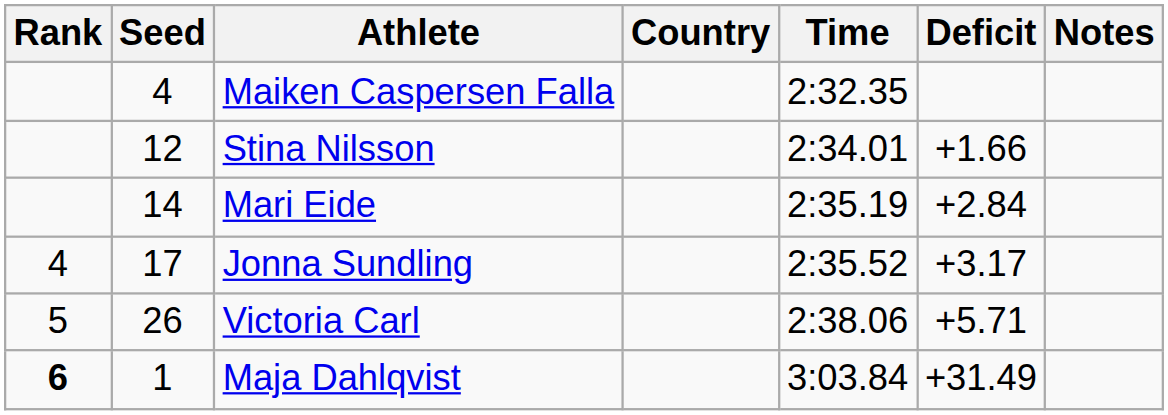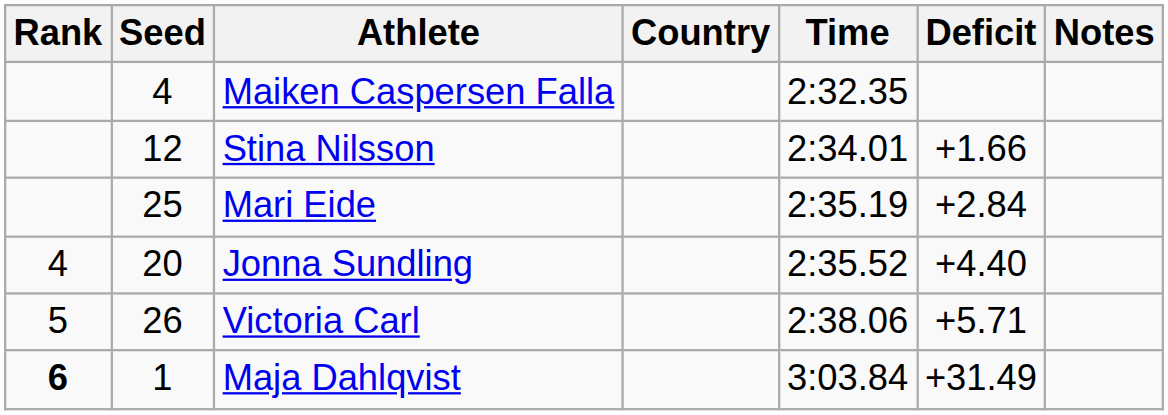(162, 206) 14 -> (162, 206) 25
(162, 263) 17 -> (162, 263) 20
(981, 263) +3.17 -> (981, 263) +4.40
